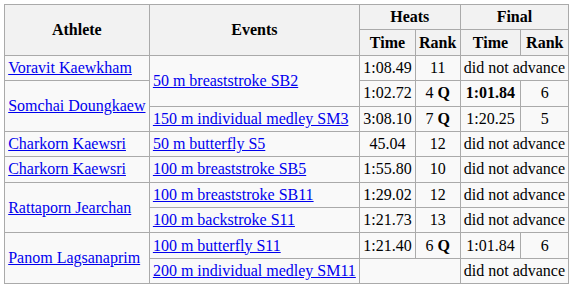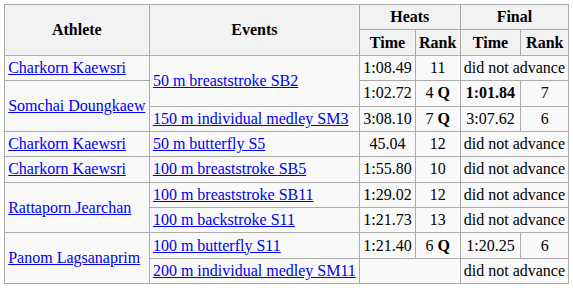(70, 67) Voravit Kaewkham -> (67, 67) Charkorn Kaewsri
(545, 93) 6 -> (545, 93) 7
(490, 118) 1:20.25 -> (490, 118) 3:07.62
(545, 118) 5 -> (545, 118) 6
(490, 245) 1:01.84 -> (490, 245) 1:20.25
